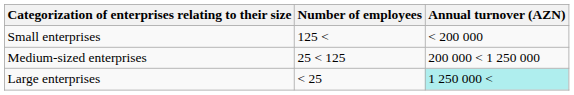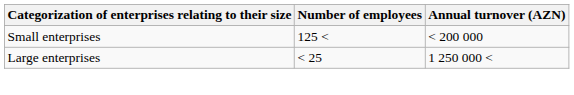- row: (77, 57)
(461, 79) paleturquoise background -> (461, 57) no background
